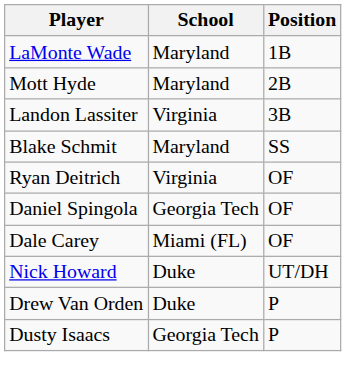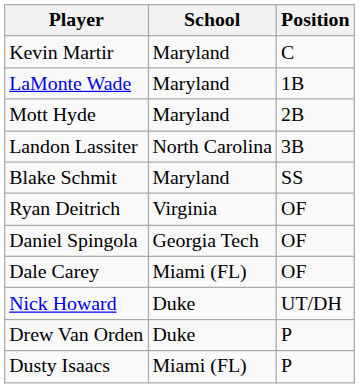+ row: (61, 51)
(185, 114) Virginia -> (212, 146) North Carolina
(206, 334) Georgia Tech -> (200, 366) Miami (FL)
